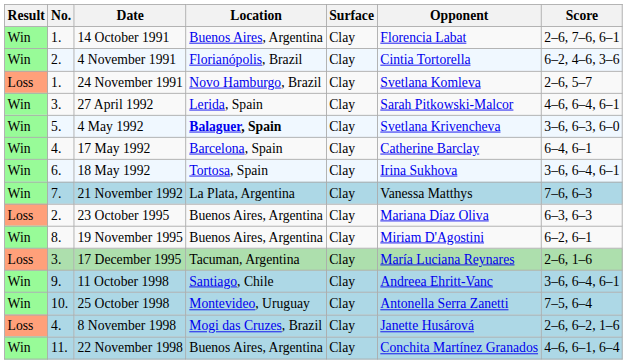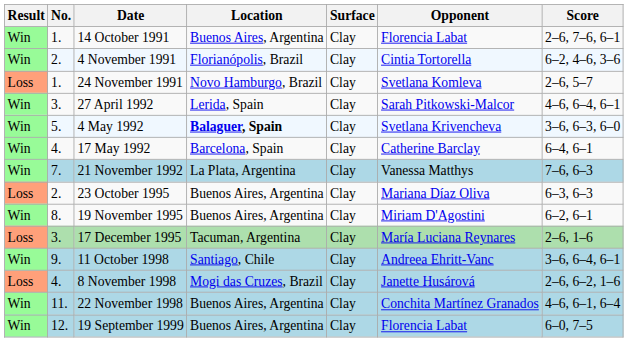- row: (114, 170)
- row: (123, 303)
+ row: (131, 325)
